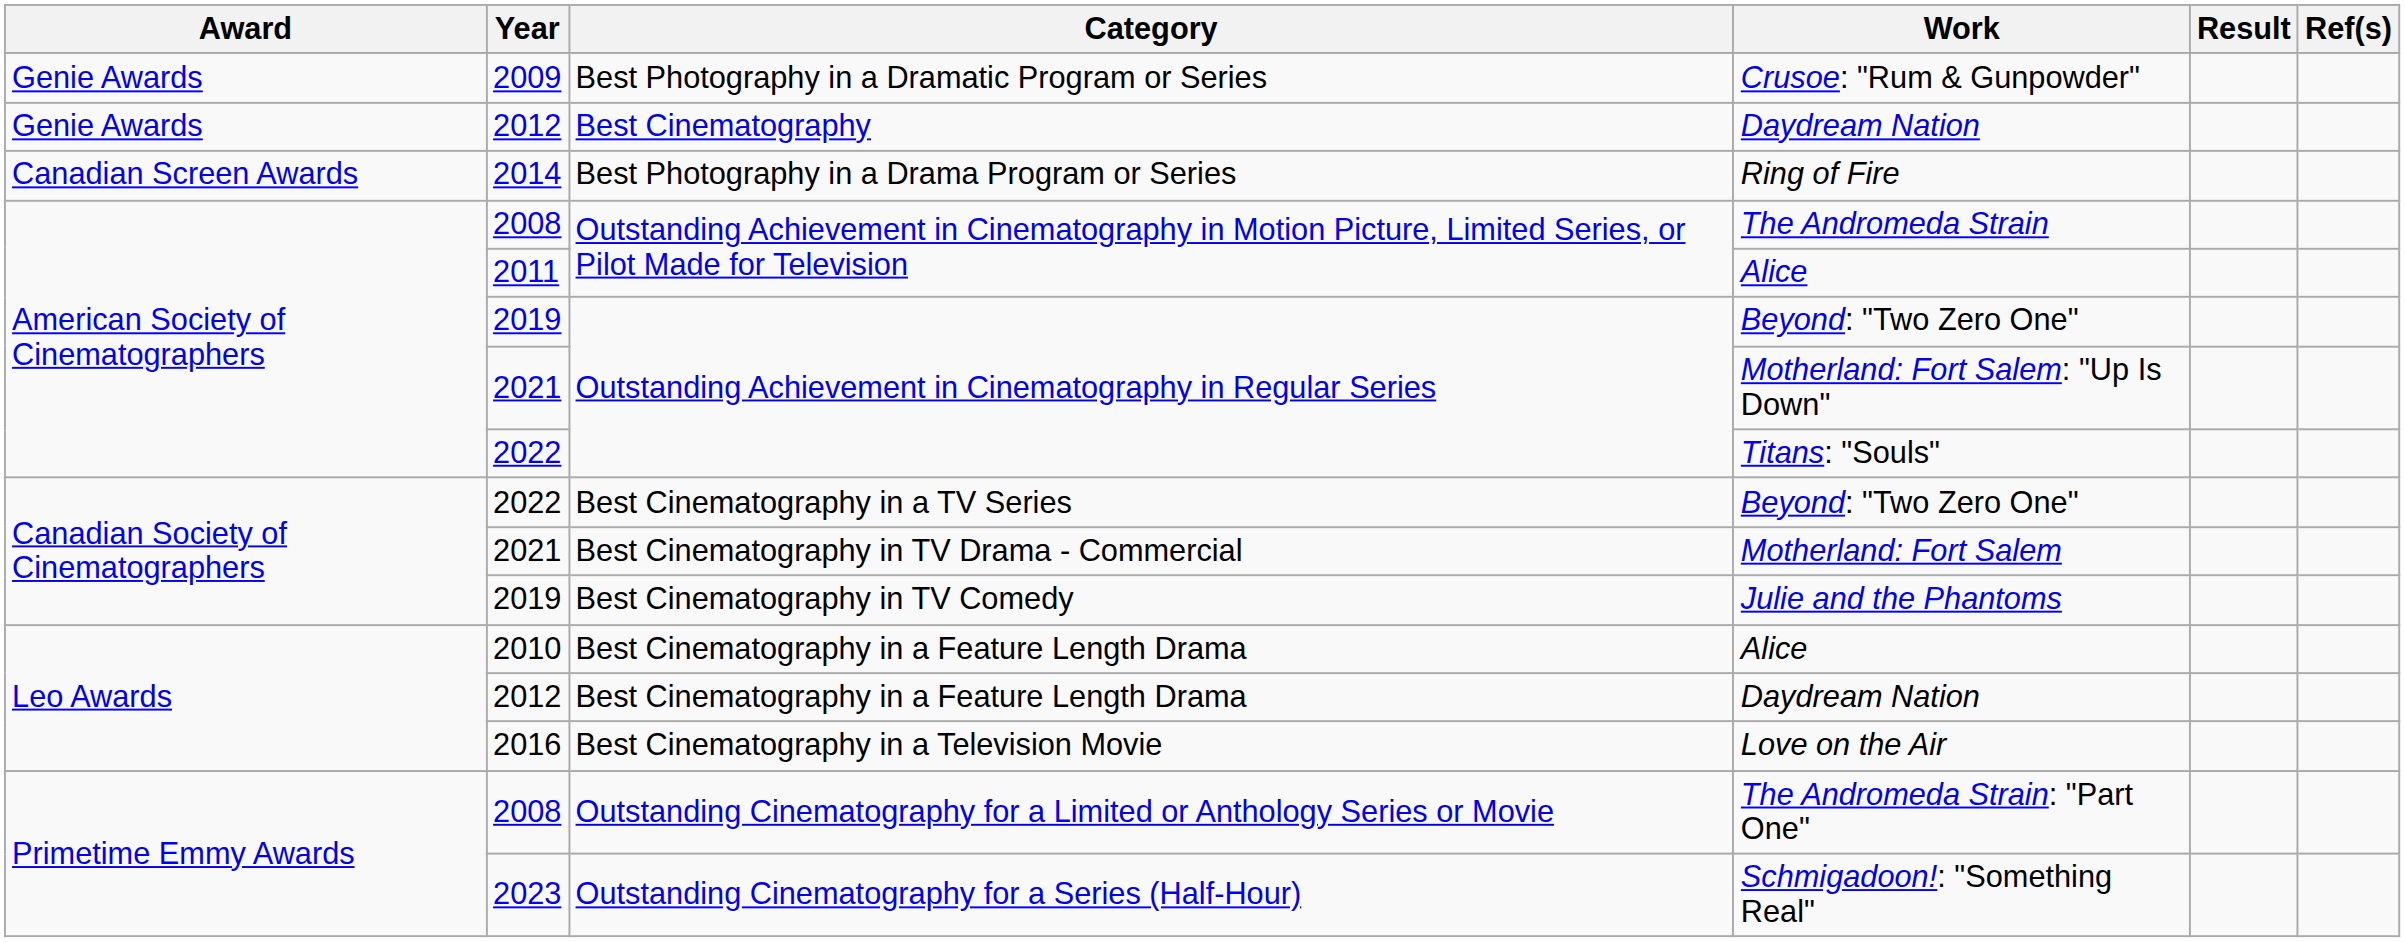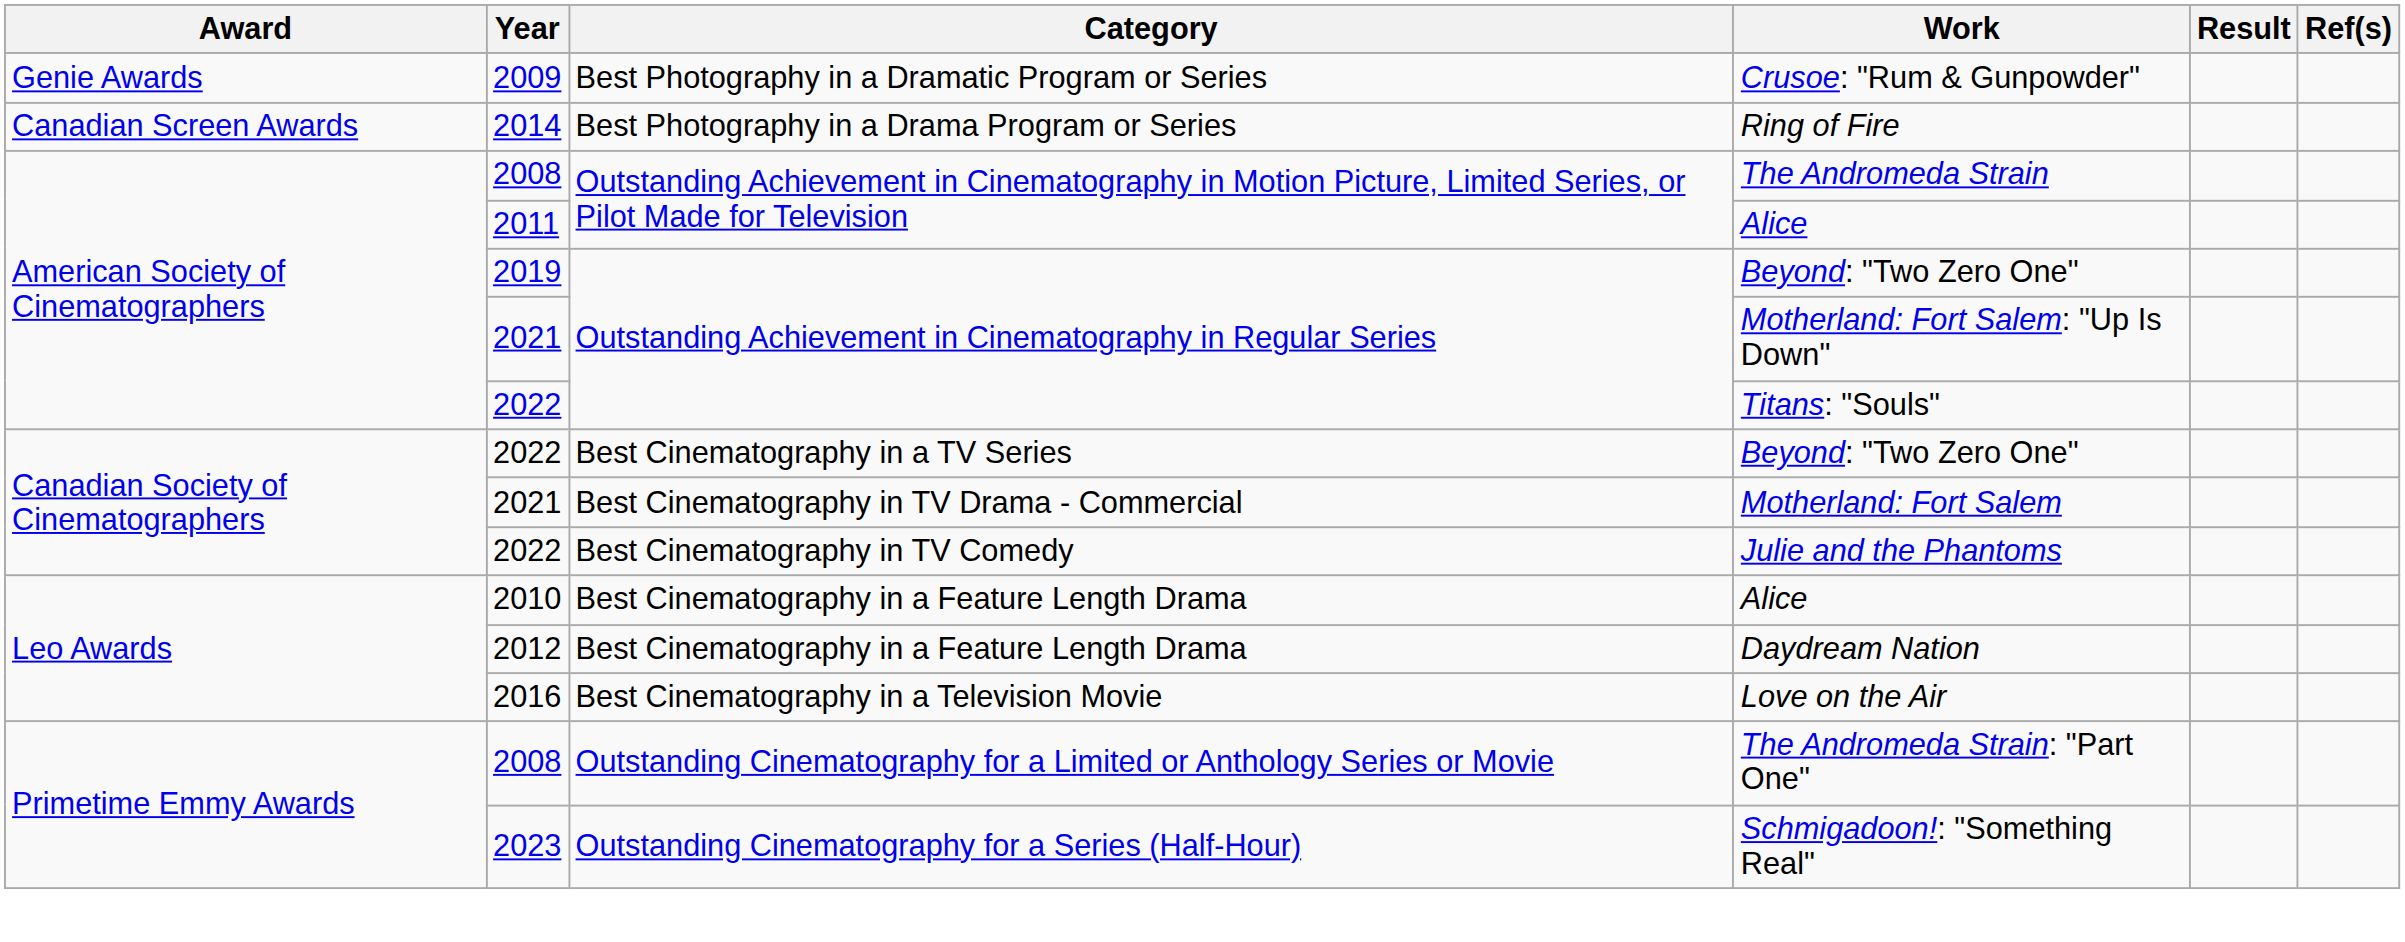- row: (723, 126)
(527, 599) 2019 -> (527, 550) 2022
